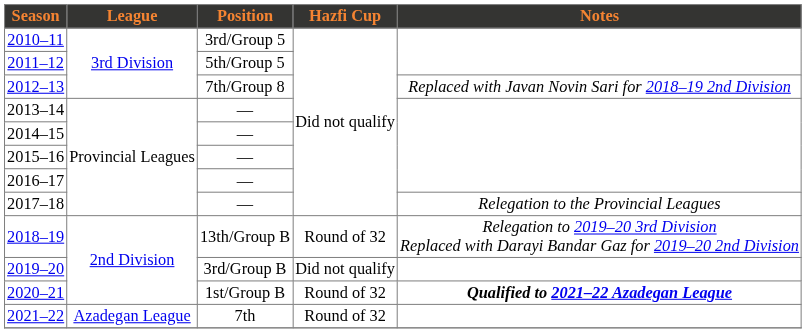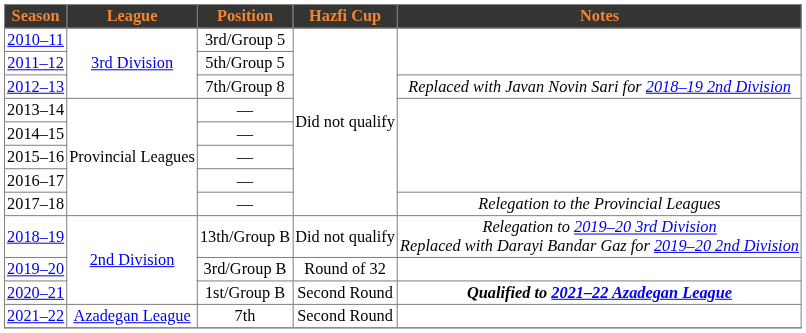(345, 236) Round of 32 -> (345, 236) Did not qualify
(345, 269) Did not qualify -> (345, 269) Round of 32
(345, 292) Round of 32 -> (345, 292) Second Round
(345, 316) Round of 32 -> (345, 316) Second Round
